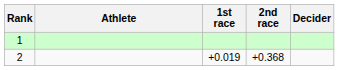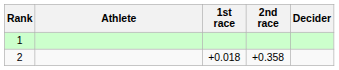(224, 57) +0.019 -> (224, 57) +0.018
(268, 57) +0.368 -> (268, 57) +0.358
